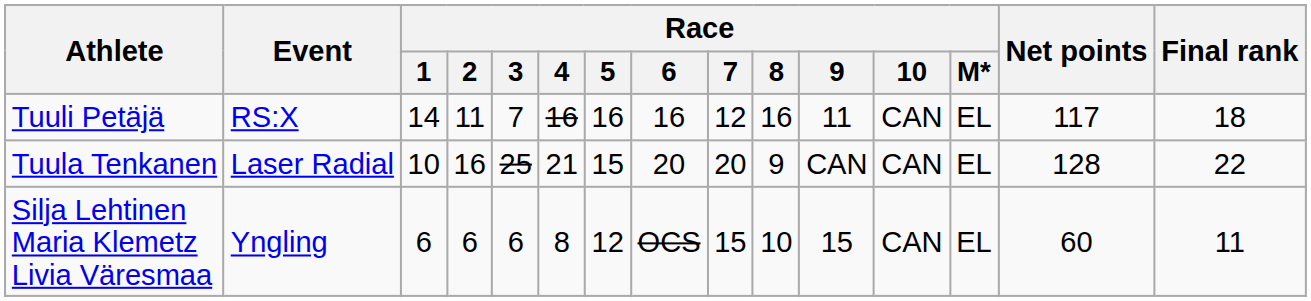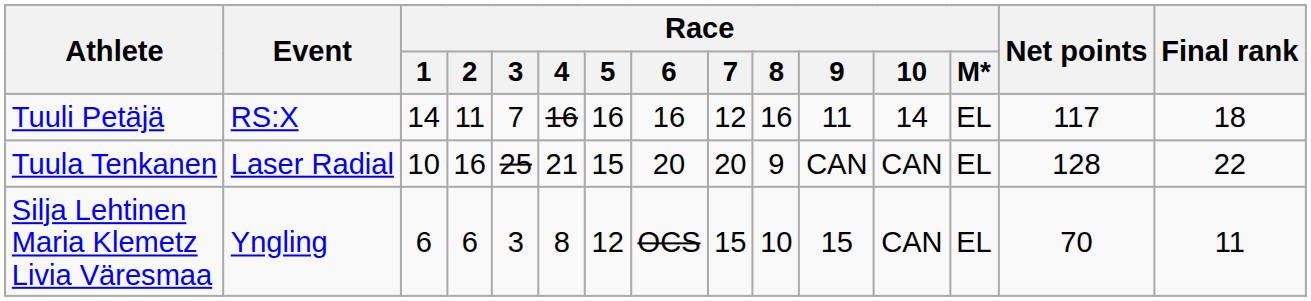(912, 118) CAN -> (912, 118) 14
(516, 242) 6 -> (516, 242) 3
(1076, 242) 60 -> (1076, 242) 70
